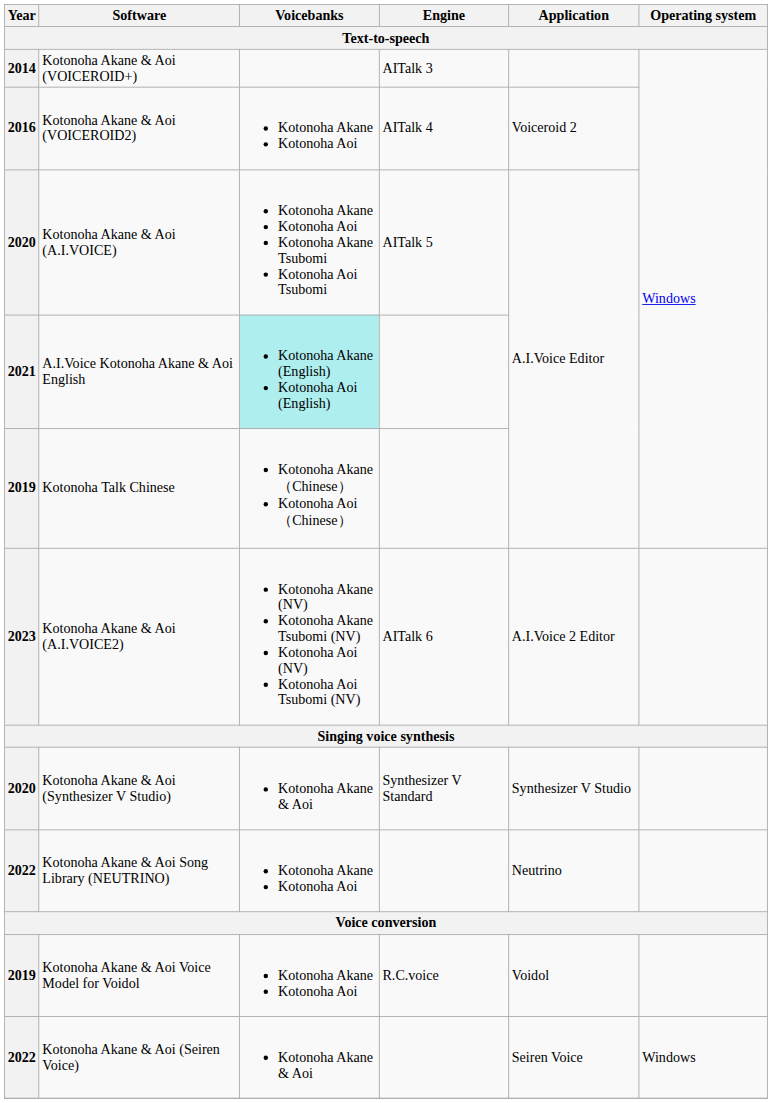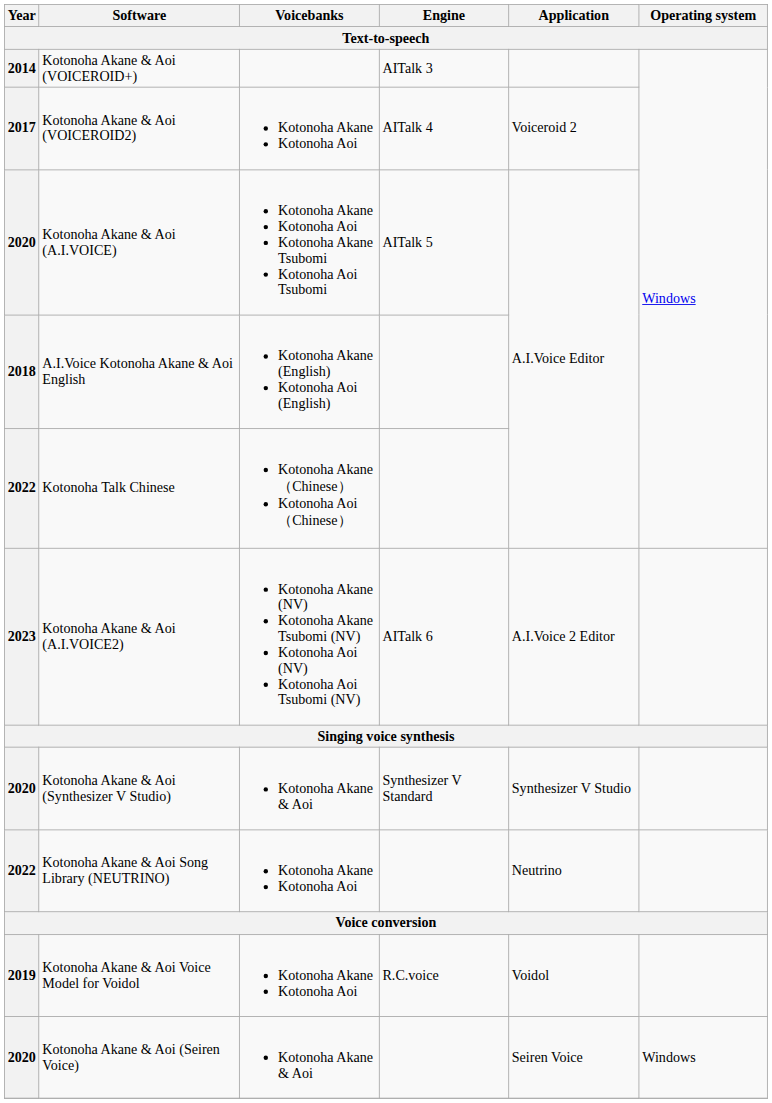(22, 128) 2016 -> (22, 128) 2017
(22, 371) 2021 -> (22, 371) 2018
(309, 380) paleturquoise background -> (309, 380) no background
(22, 488) 2019 -> (22, 488) 2022
(22, 1057) 2022 -> (22, 1057) 2020
